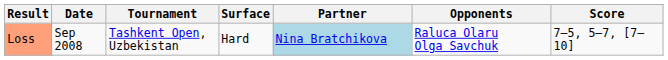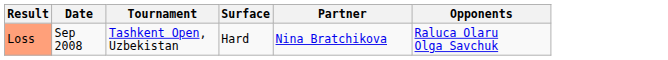- column: (607, 14)
(331, 39) lightblue background -> (331, 39) no background
